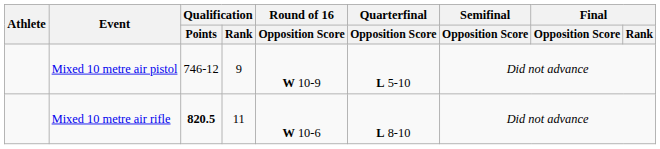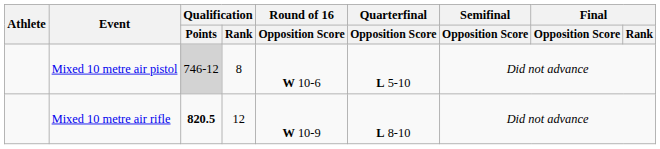(201, 69) no background -> (201, 69) lightgrey background
(239, 69) 9 -> (239, 69) 8
(302, 84) W 10-9 -> (302, 84) W 10-6
(239, 119) 11 -> (239, 119) 12
(302, 133) W 10-6 -> (302, 133) W 10-9
